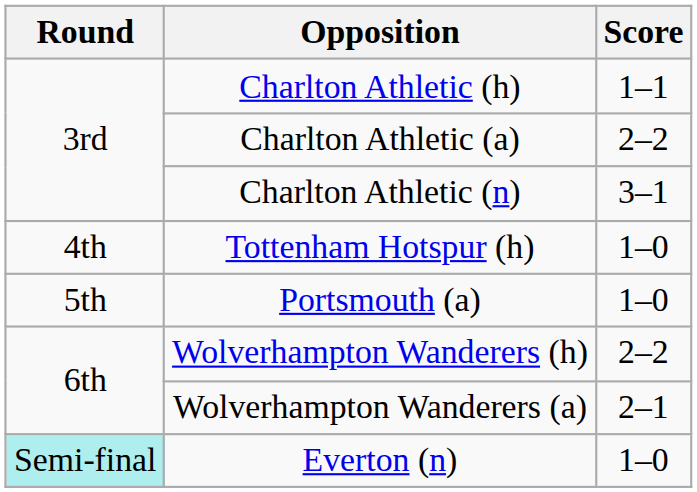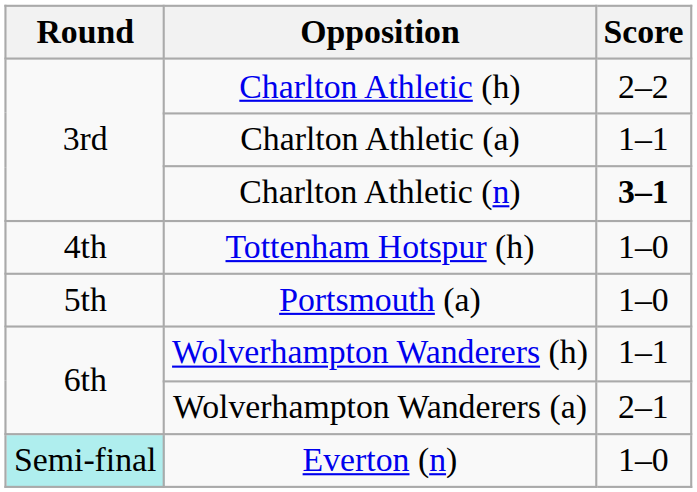(643, 85) 1–1 -> (643, 85) 2–2
(643, 139) 2–2 -> (643, 139) 1–1
(643, 192) normal -> (643, 192) bold
(643, 353) 2–2 -> (643, 353) 1–1
